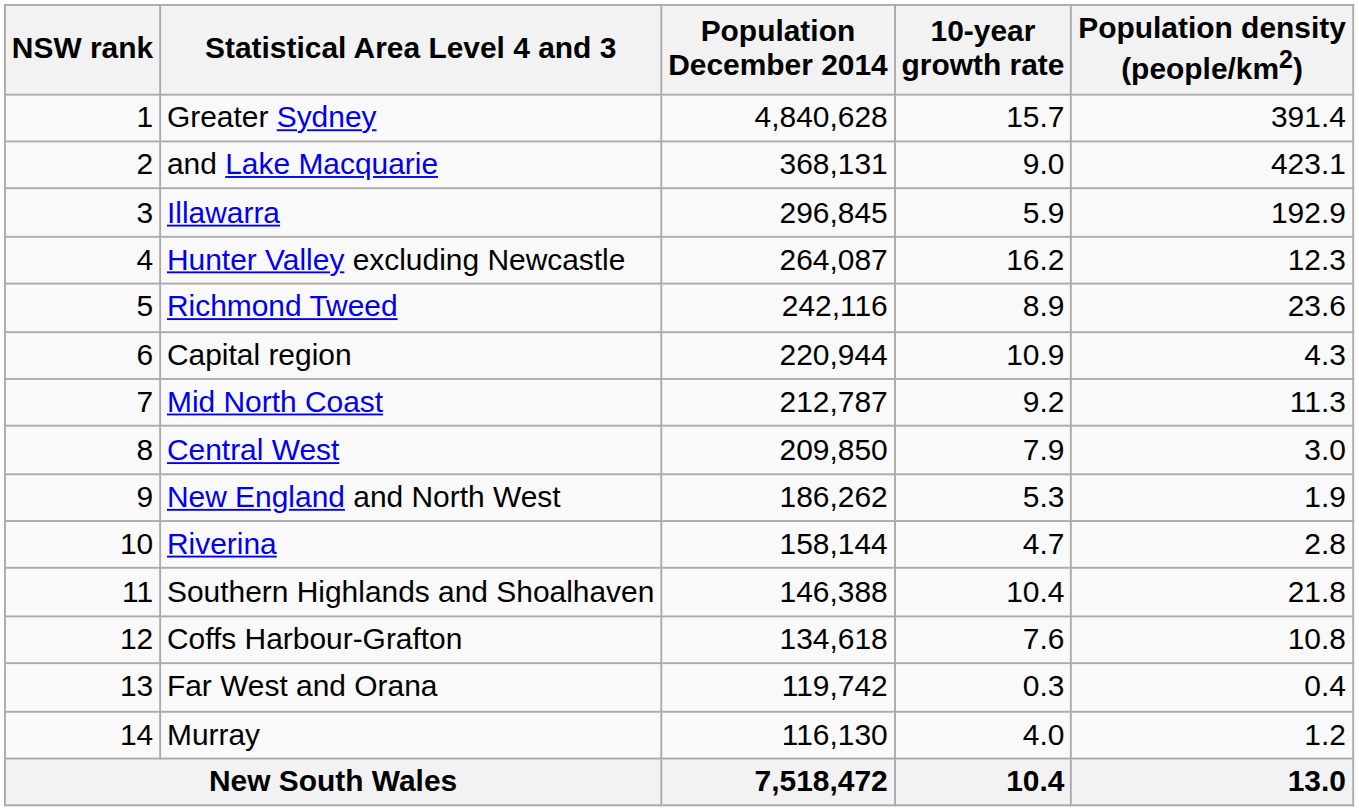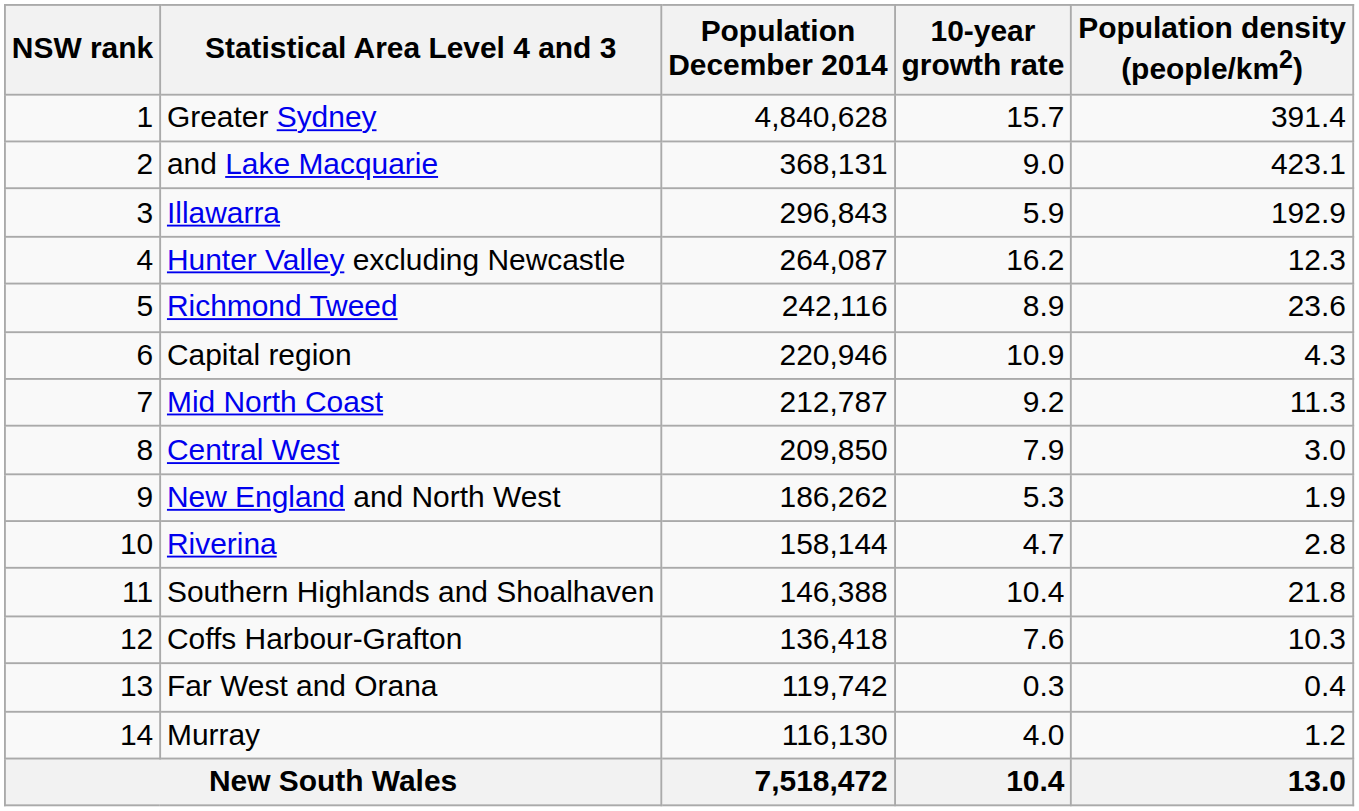(834, 212) 296,845 -> (834, 212) 296,843
(834, 354) 220,944 -> (834, 354) 220,946
(834, 639) 134,618 -> (834, 639) 136,418
(1317, 639) 10.8 -> (1317, 639) 10.3
